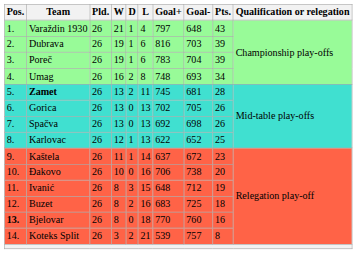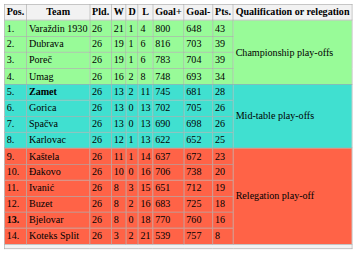(163, 28) 797 -> (163, 28) 800
(163, 124) 692 -> (163, 124) 690
(163, 188) 648 -> (163, 188) 651
